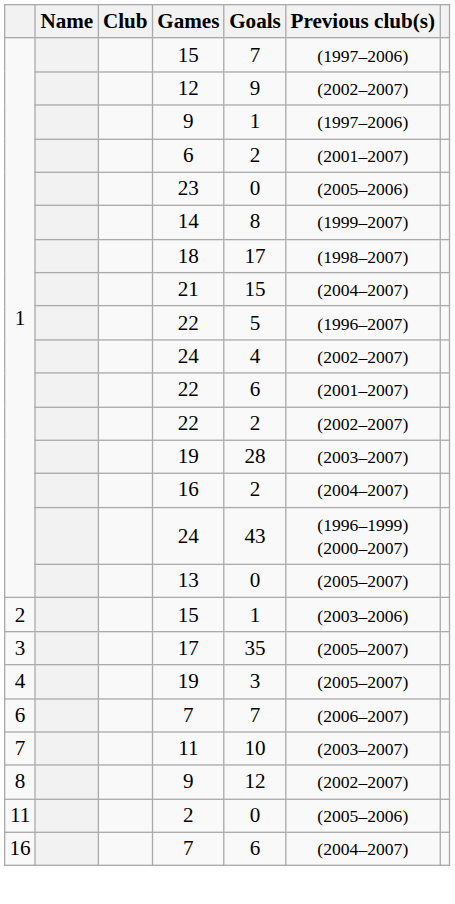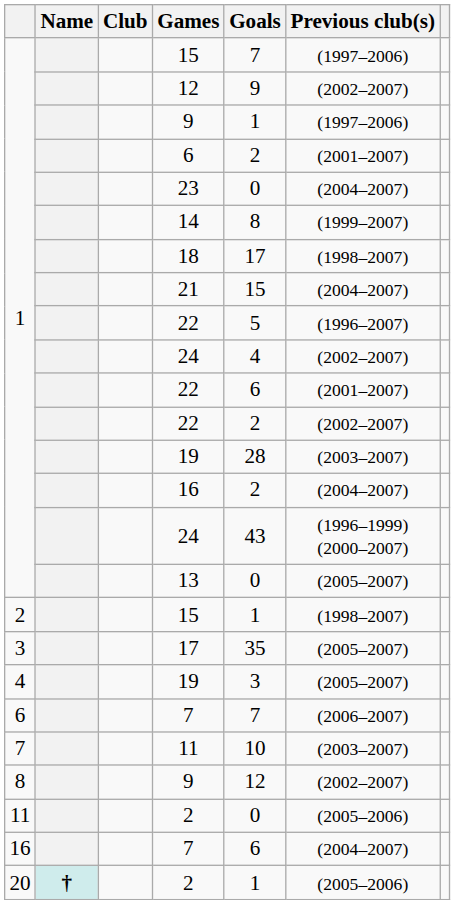(363, 190) (2005–2006) -> (363, 190) (2004–2007)
(363, 615) (2003–2006) -> (363, 615) (1998–2007)
+ row: (20, 882)
